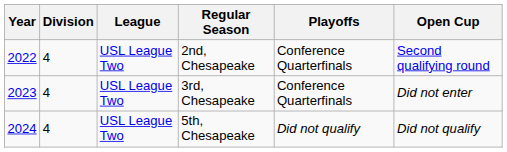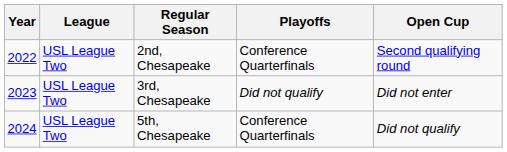- column: (68, 22)
(314, 93) Conference Quarterfinals -> (281, 93) Did not qualify
(318, 128) Did not qualify -> (277, 128) Conference Quarterfinals
